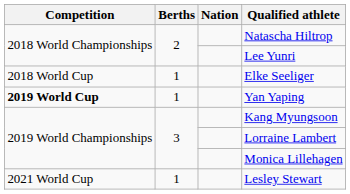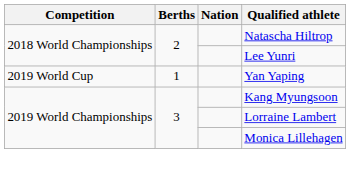- row: (279, 76)
(53, 96) bold -> (50, 76) normal
- row: (283, 179)
